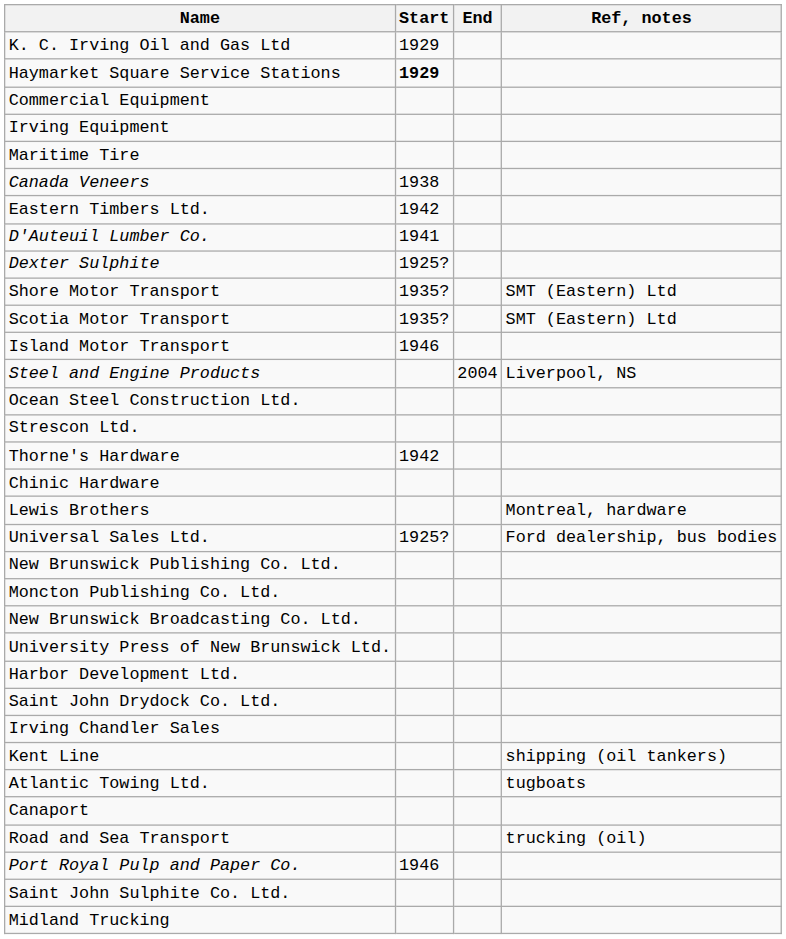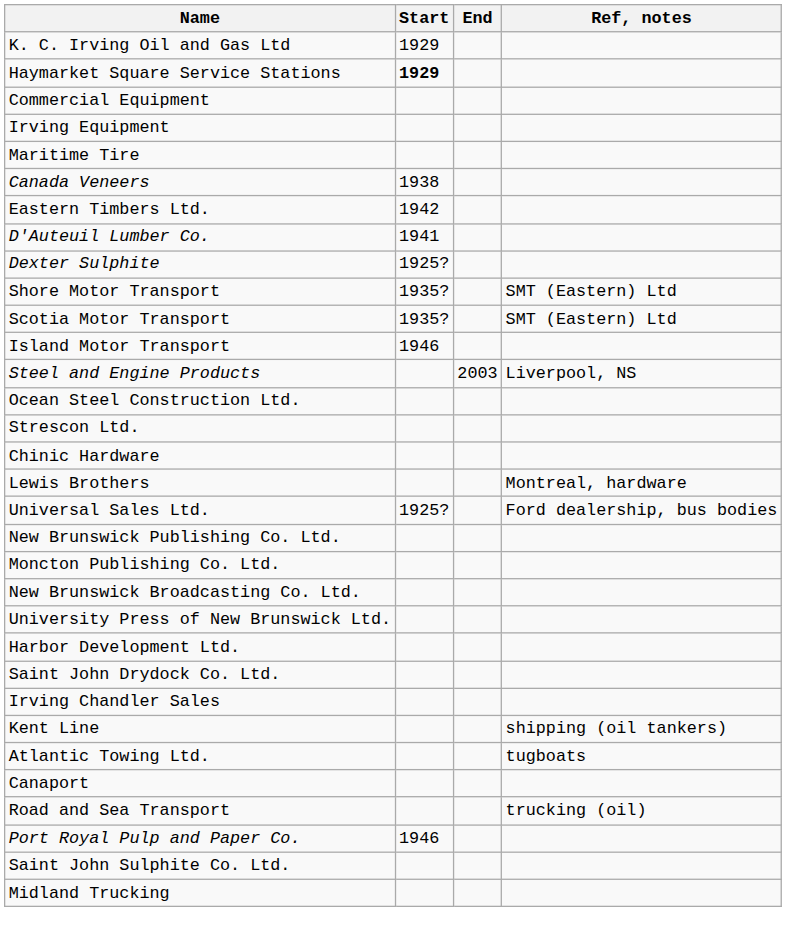(477, 374) 2004 -> (477, 374) 2003
- row: (94, 456)
